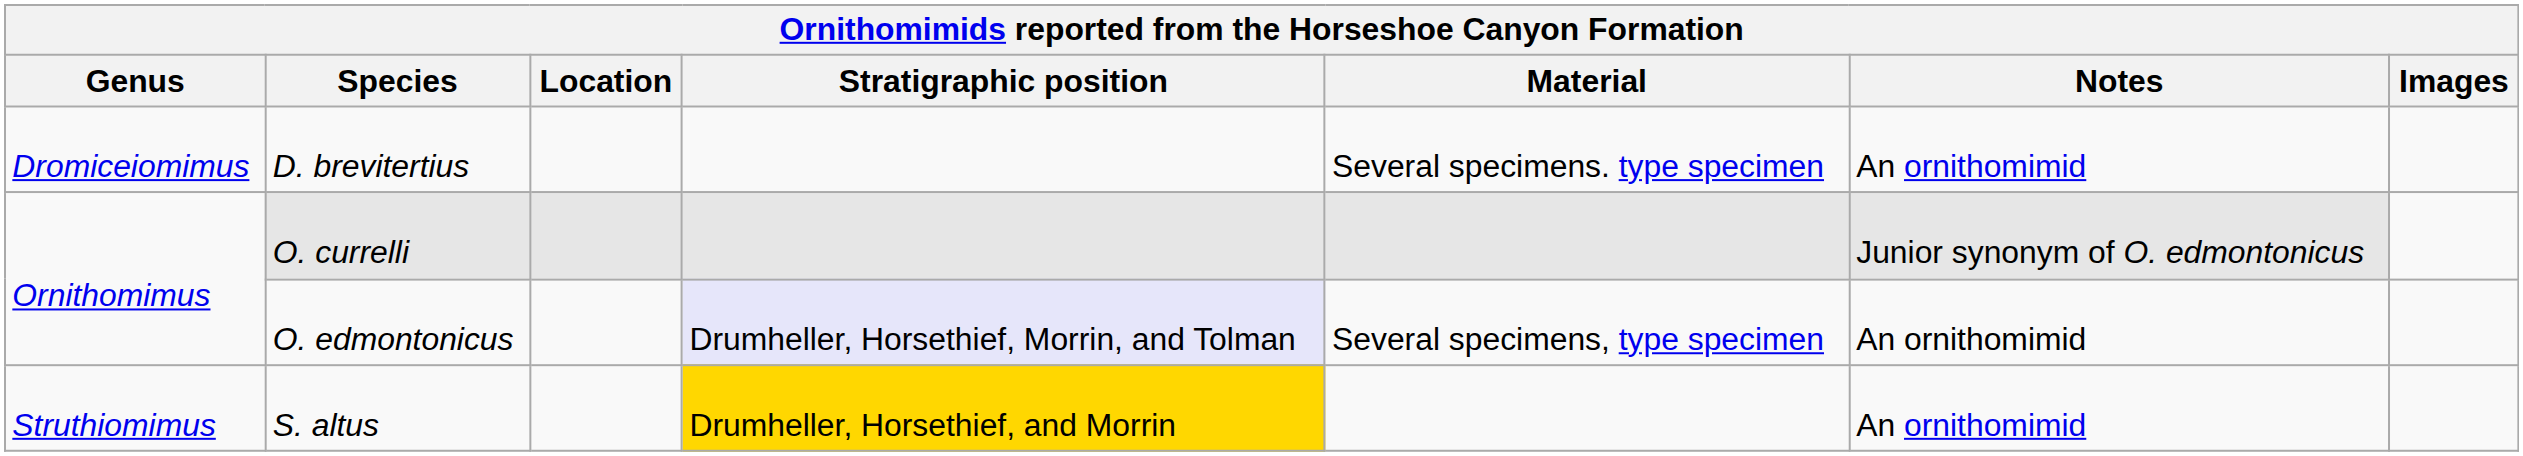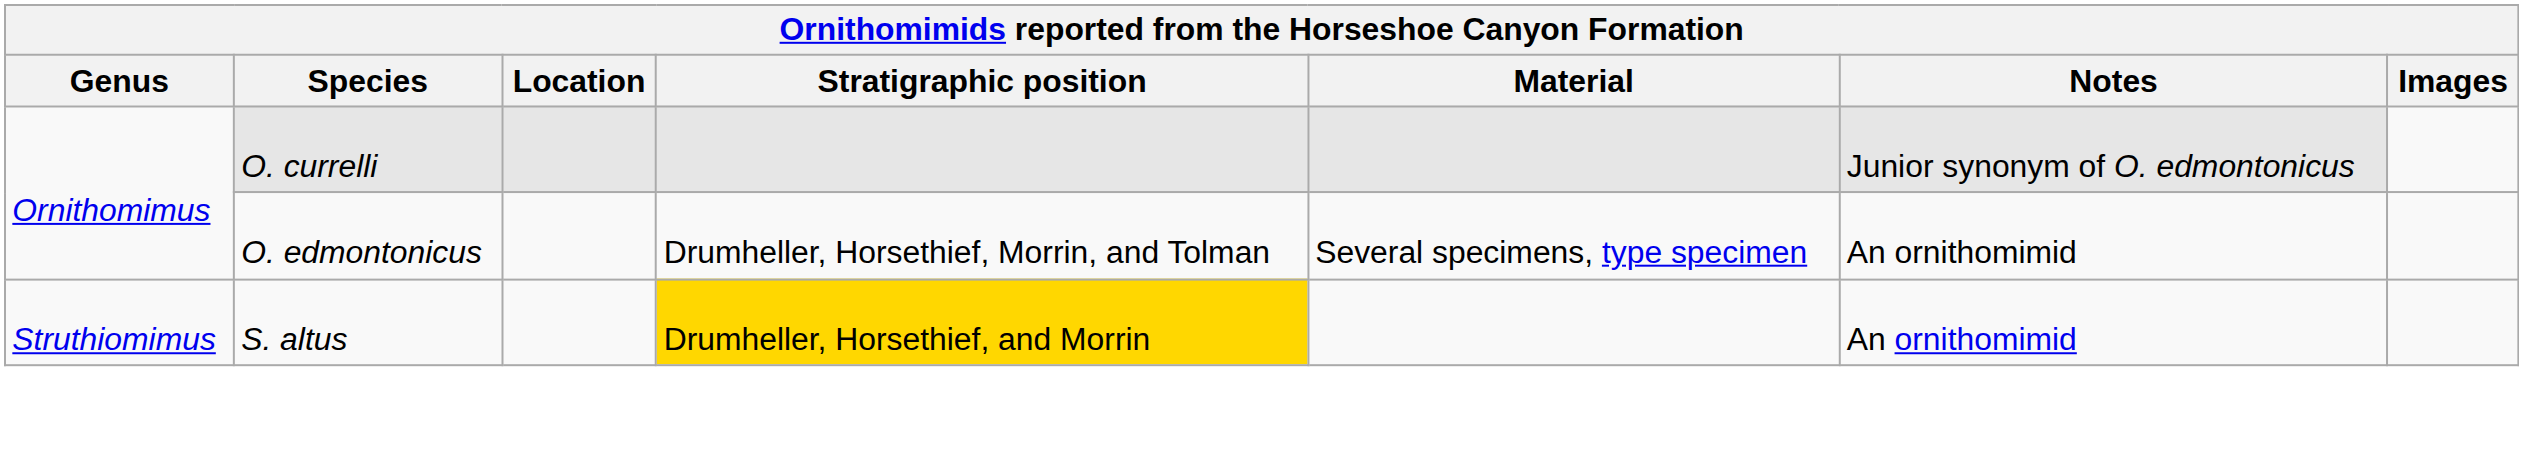- row: (371, 166)
(993, 339) lavender background -> (967, 252) no background
